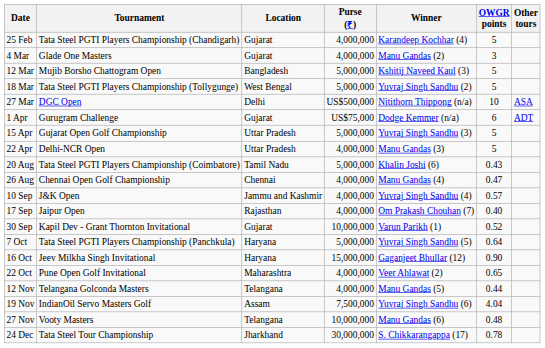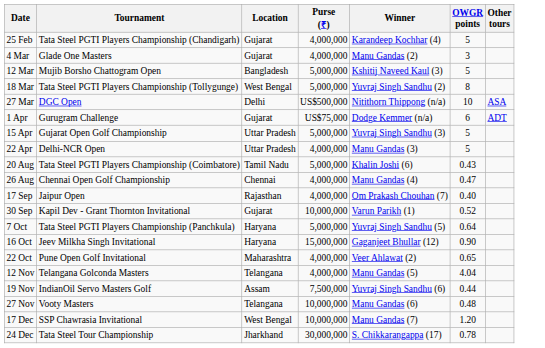(494, 87) 5 -> (468, 87) 8
- row: (19, 195)
(494, 289) 0.44 -> (468, 273) 4.04
(494, 304) 4.04 -> (468, 289) 0.44
+ row: (20, 320)
